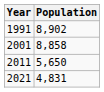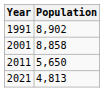(51, 79) 4,831 -> (51, 79) 4,813
